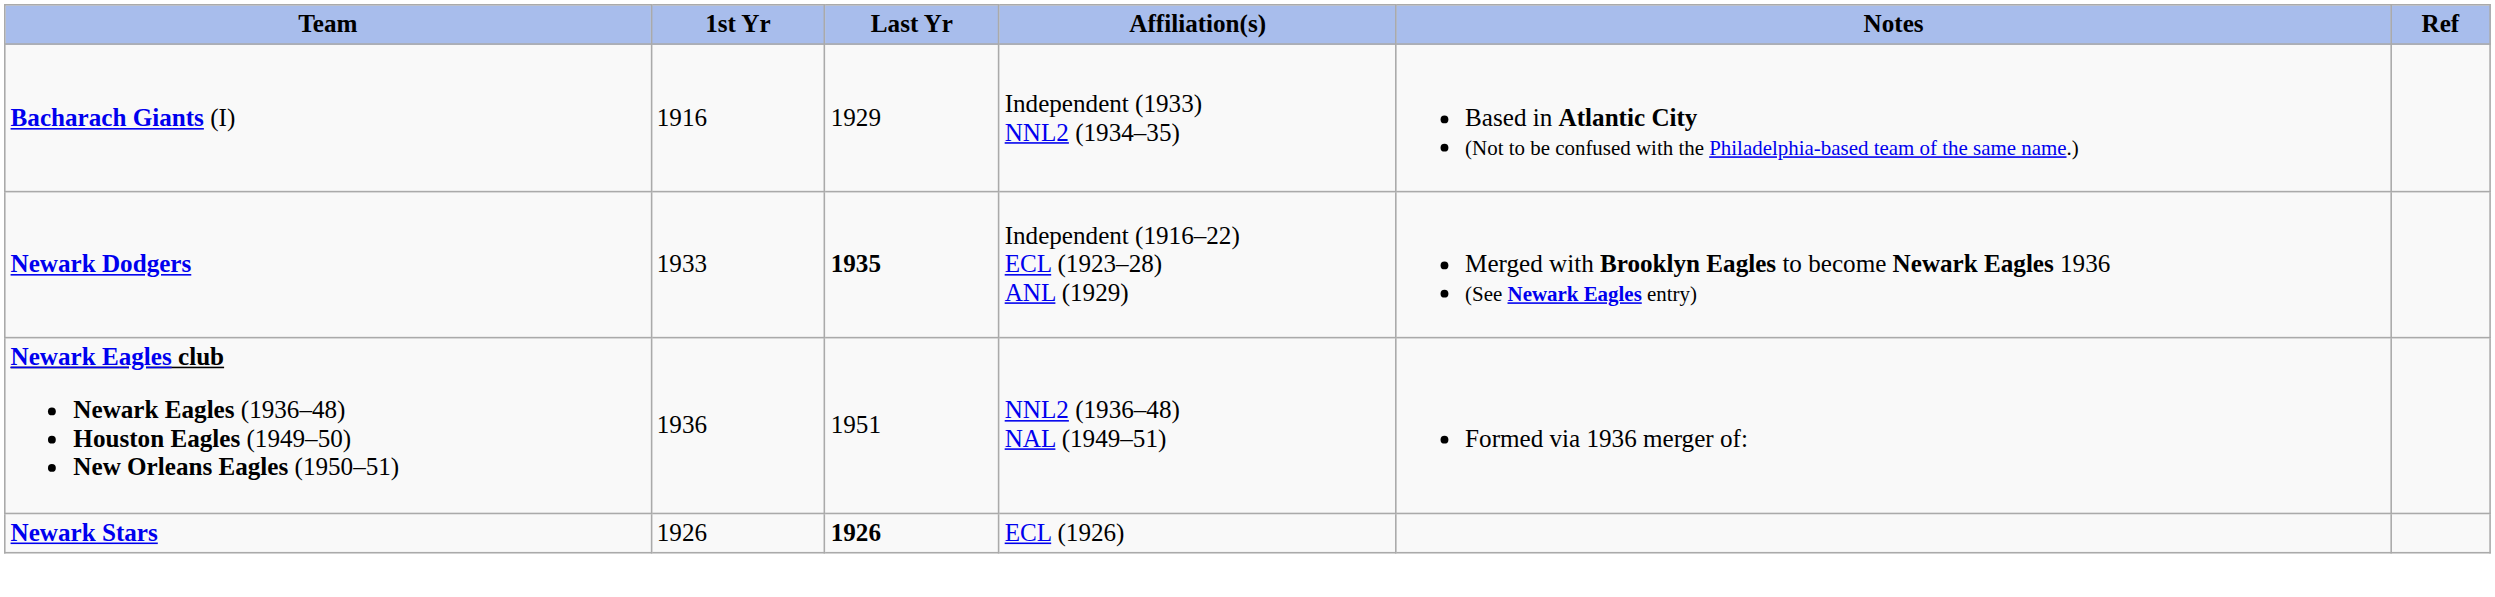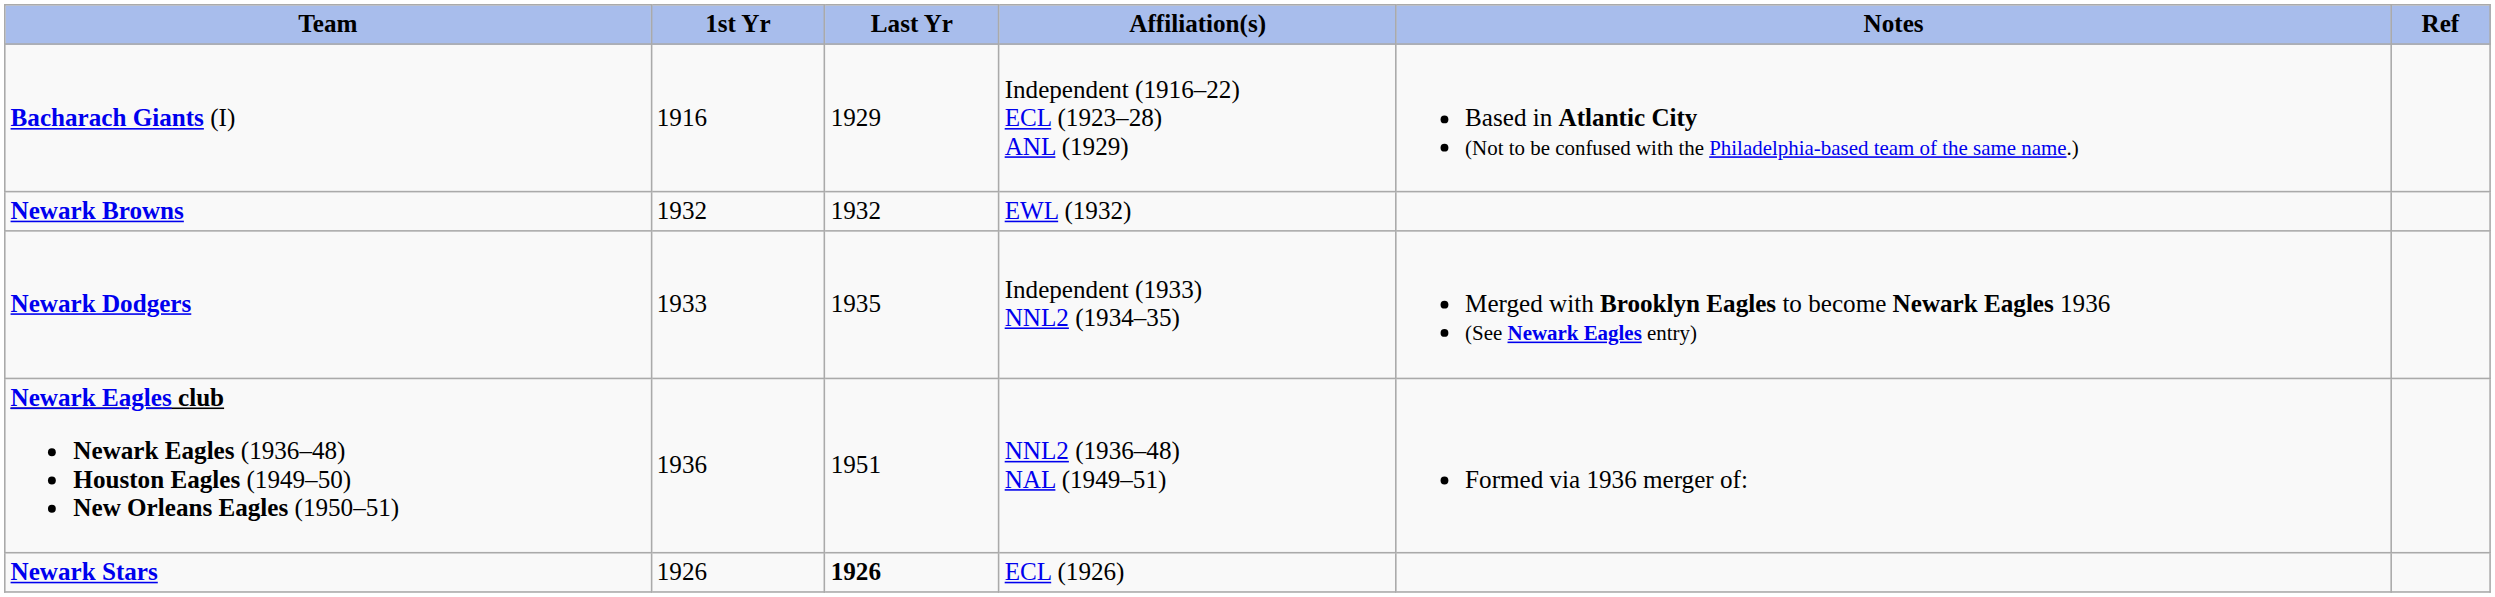(1103, 117) Independent (1933) NNL2 (1934–35) -> (1122, 117) Independent (1916–22) ECL (1923–28) ANL (1929)
+ row: (97, 210)
(856, 264) bold -> (856, 304) normal
(1122, 264) Independent (1916–22) ECL (1923–28) ANL (1929) -> (1103, 304) Independent (1933) NNL2 (1934–35)
